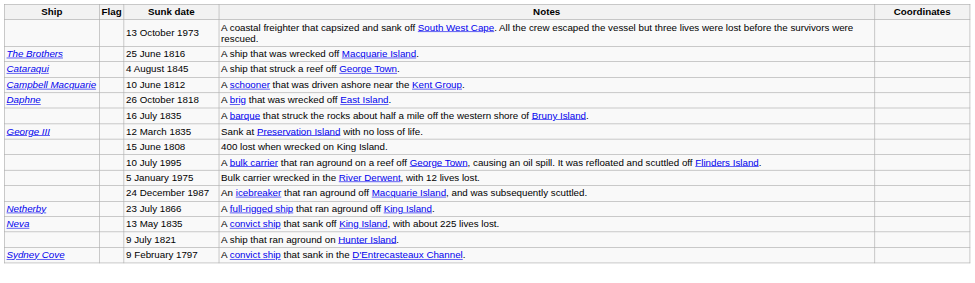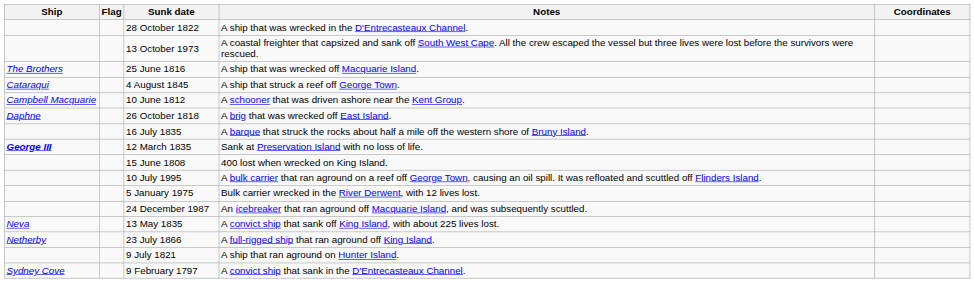+ row: (162, 27)
(28, 131) normal -> (29, 147) bold
rows swapped: (154, 208) <-> (154, 224)
